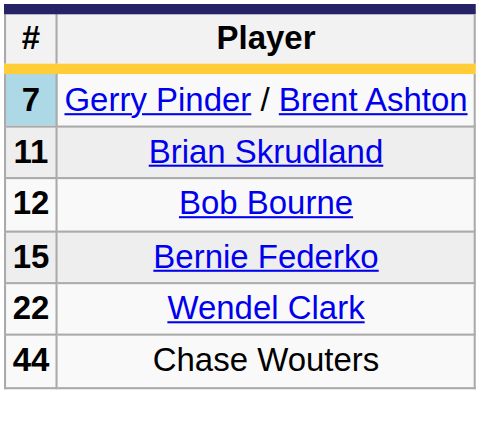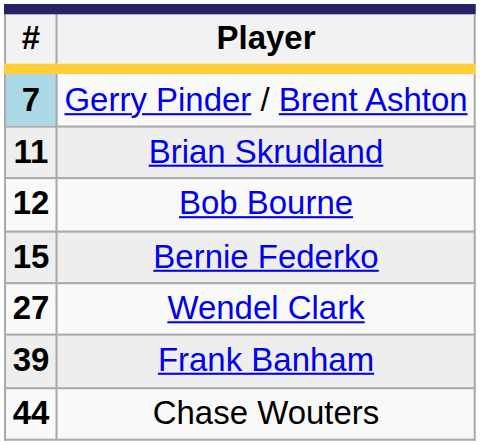(31, 308) 22 -> (31, 308) 27
+ row: (266, 360)
